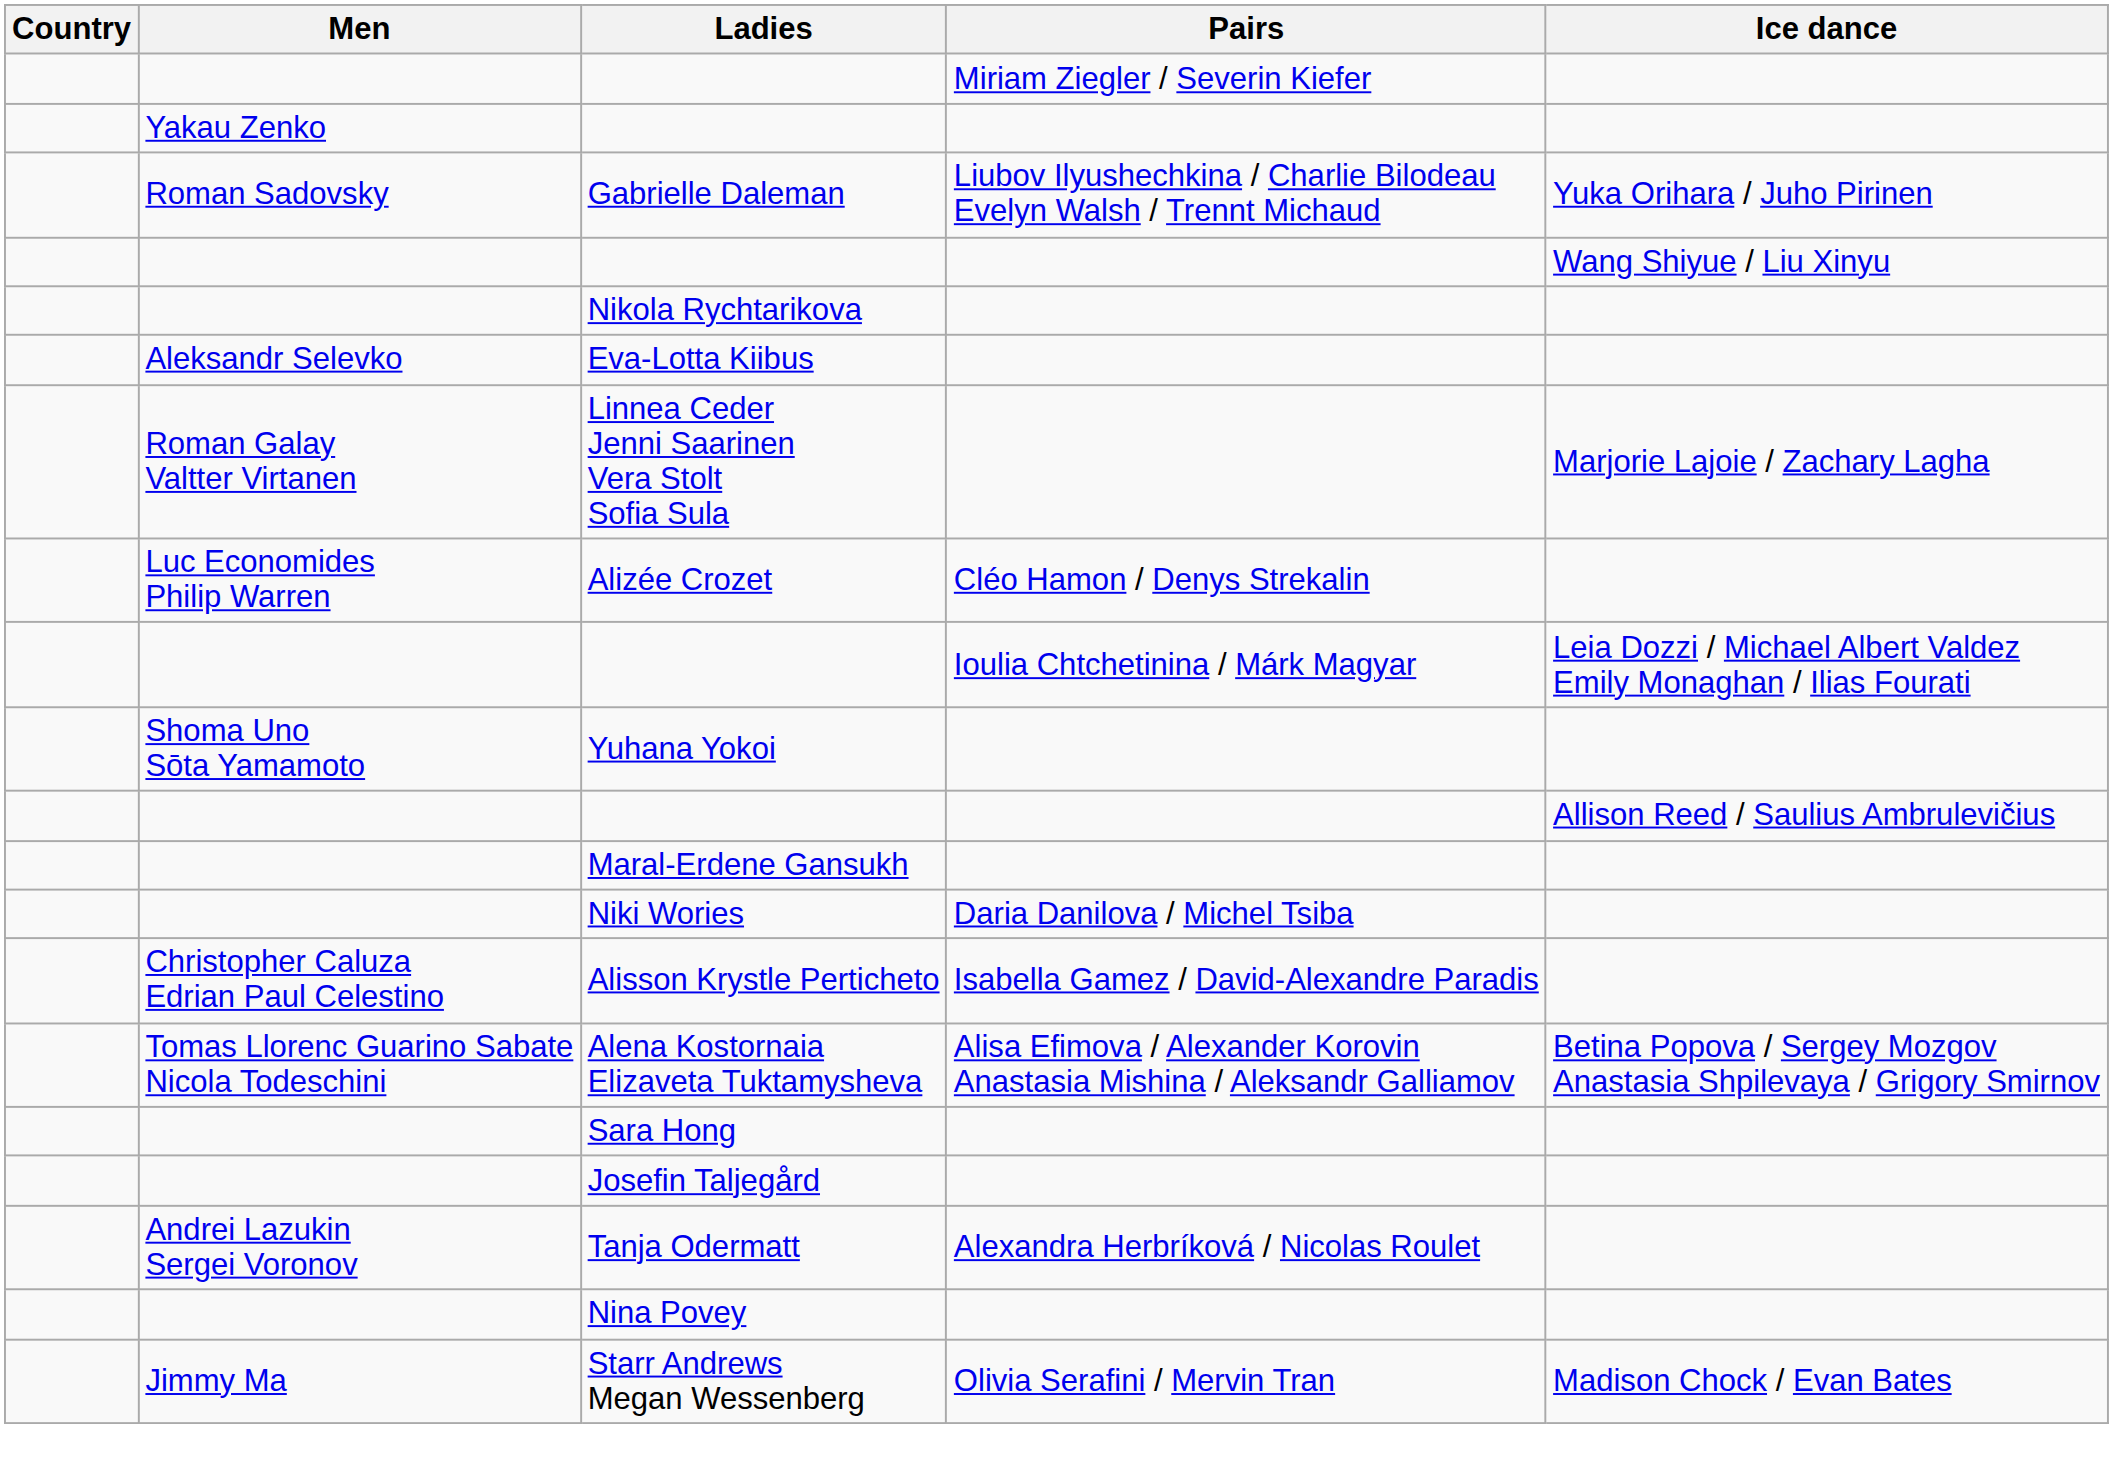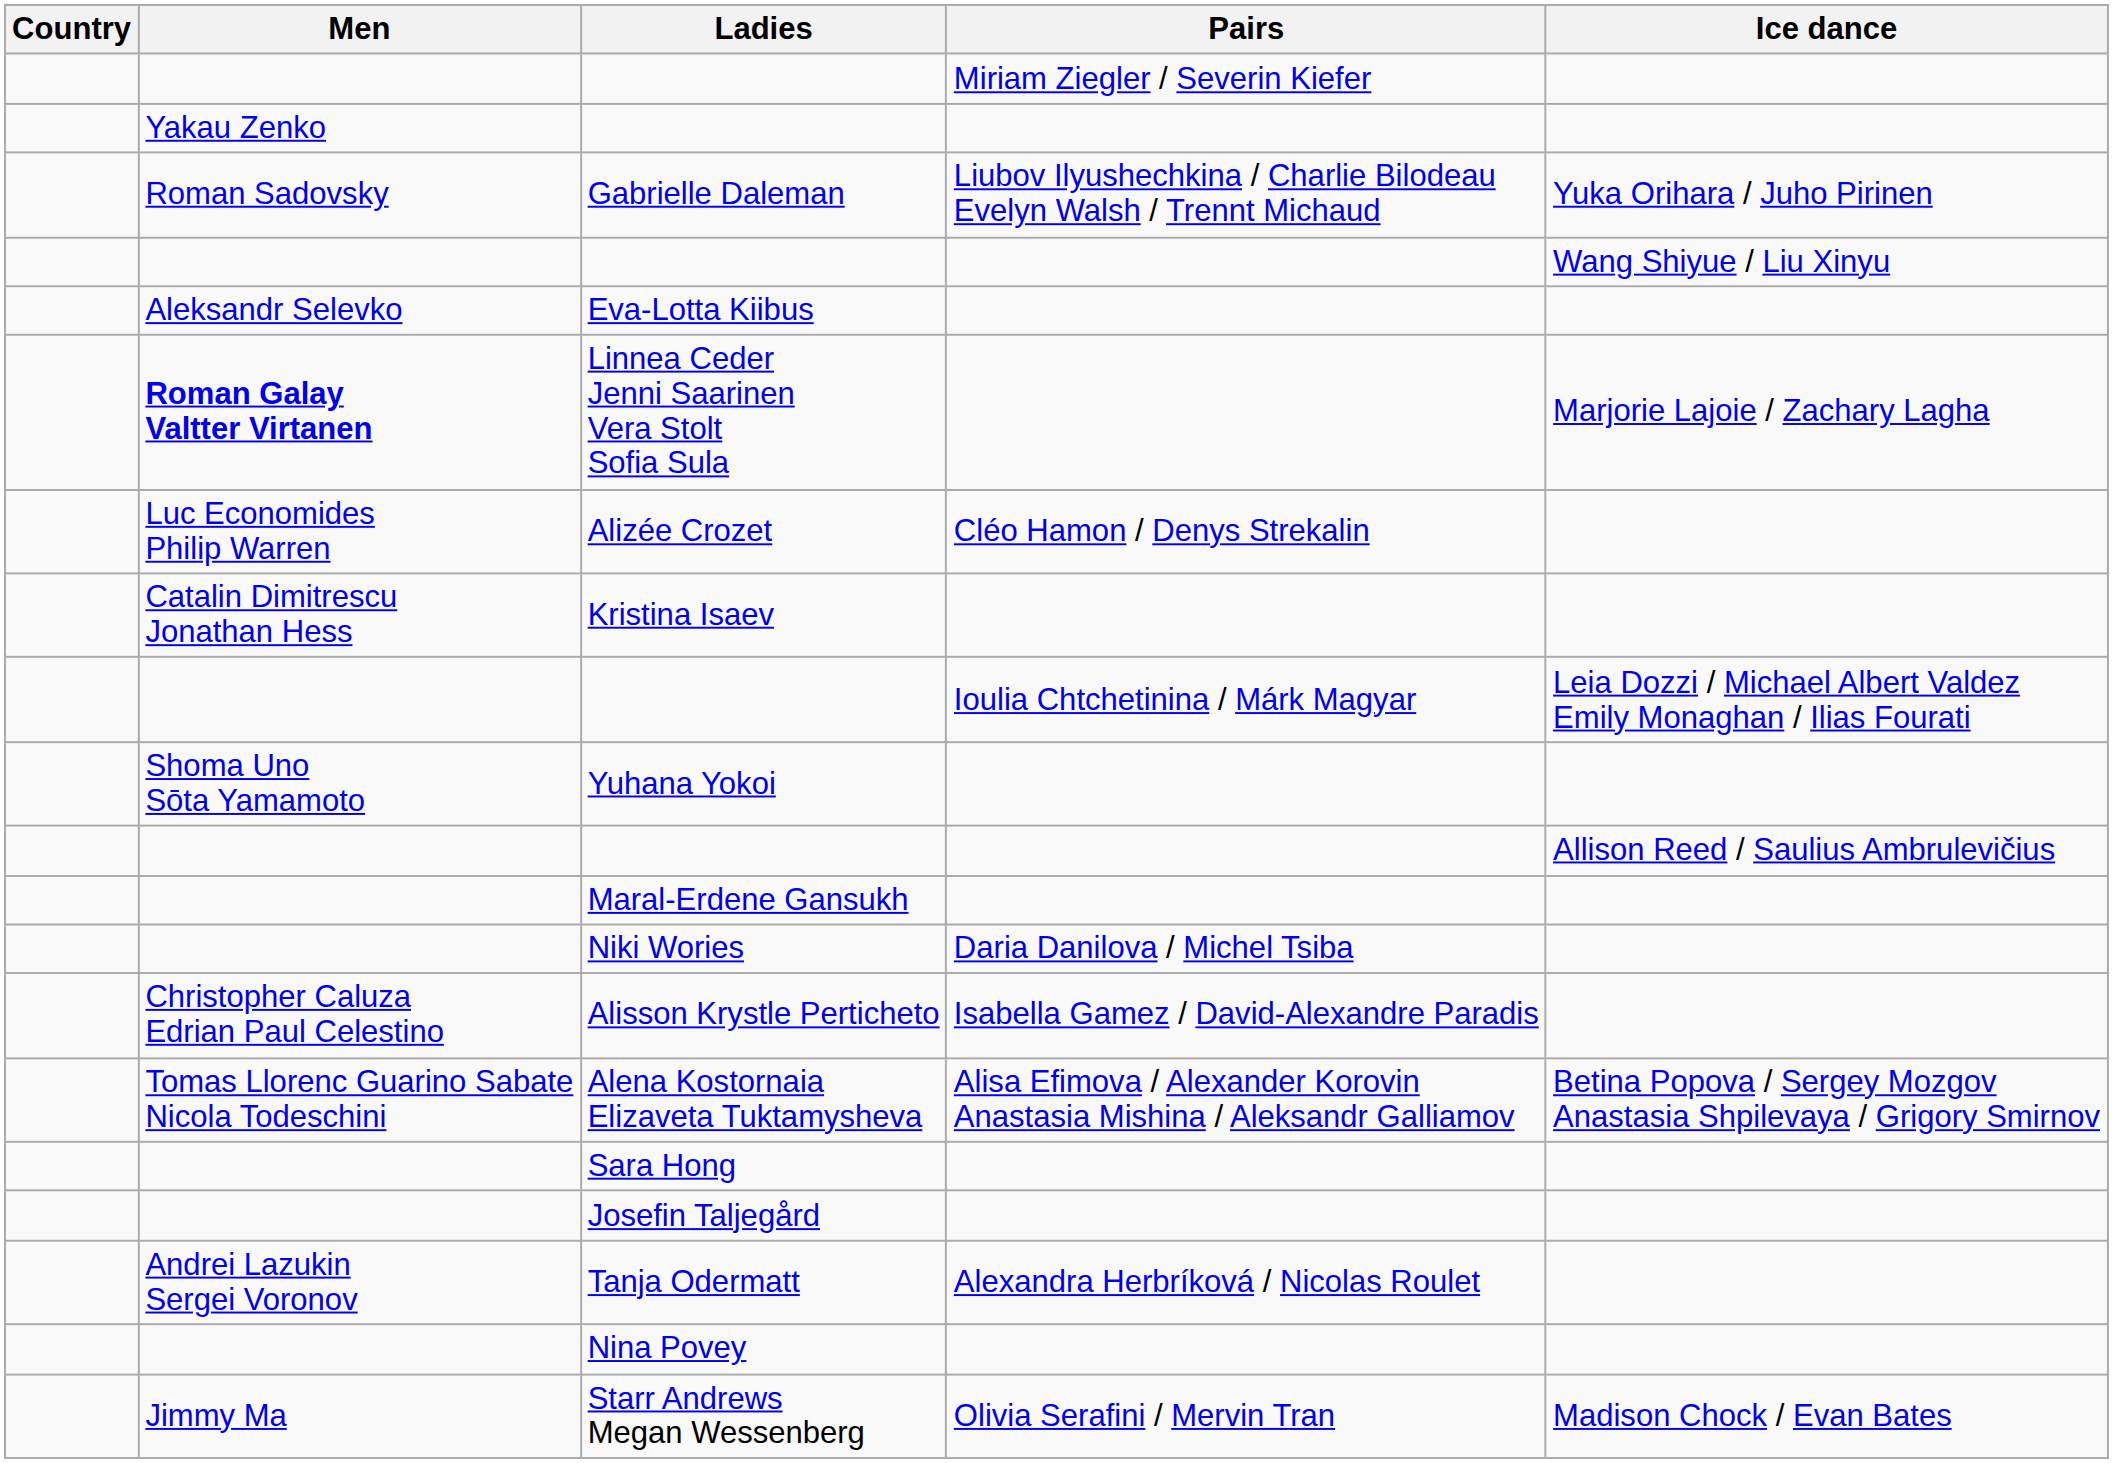- row: (725, 310)
(251, 461) normal -> (259, 411) bold
+ row: (681, 614)
